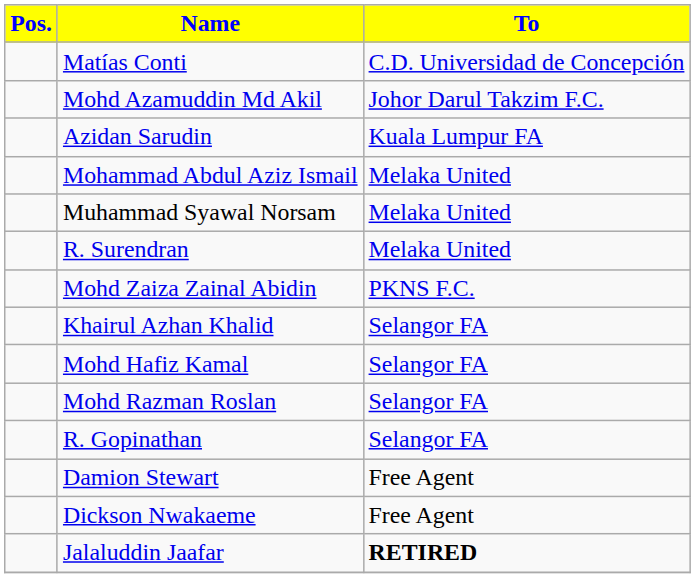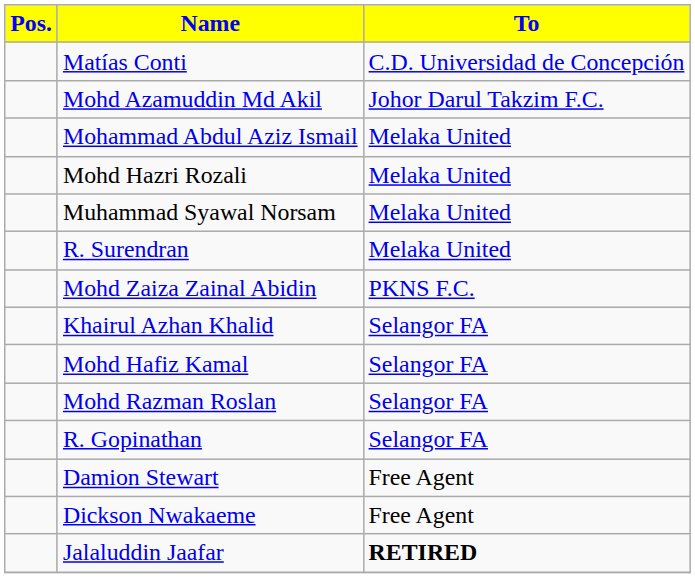- row: (137, 136)
+ row: (155, 174)
